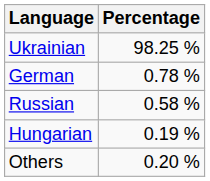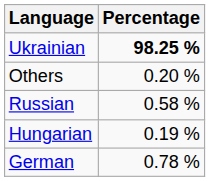(167, 47) normal -> (167, 47) bold
rows swapped: (41, 76) <-> (36, 162)
